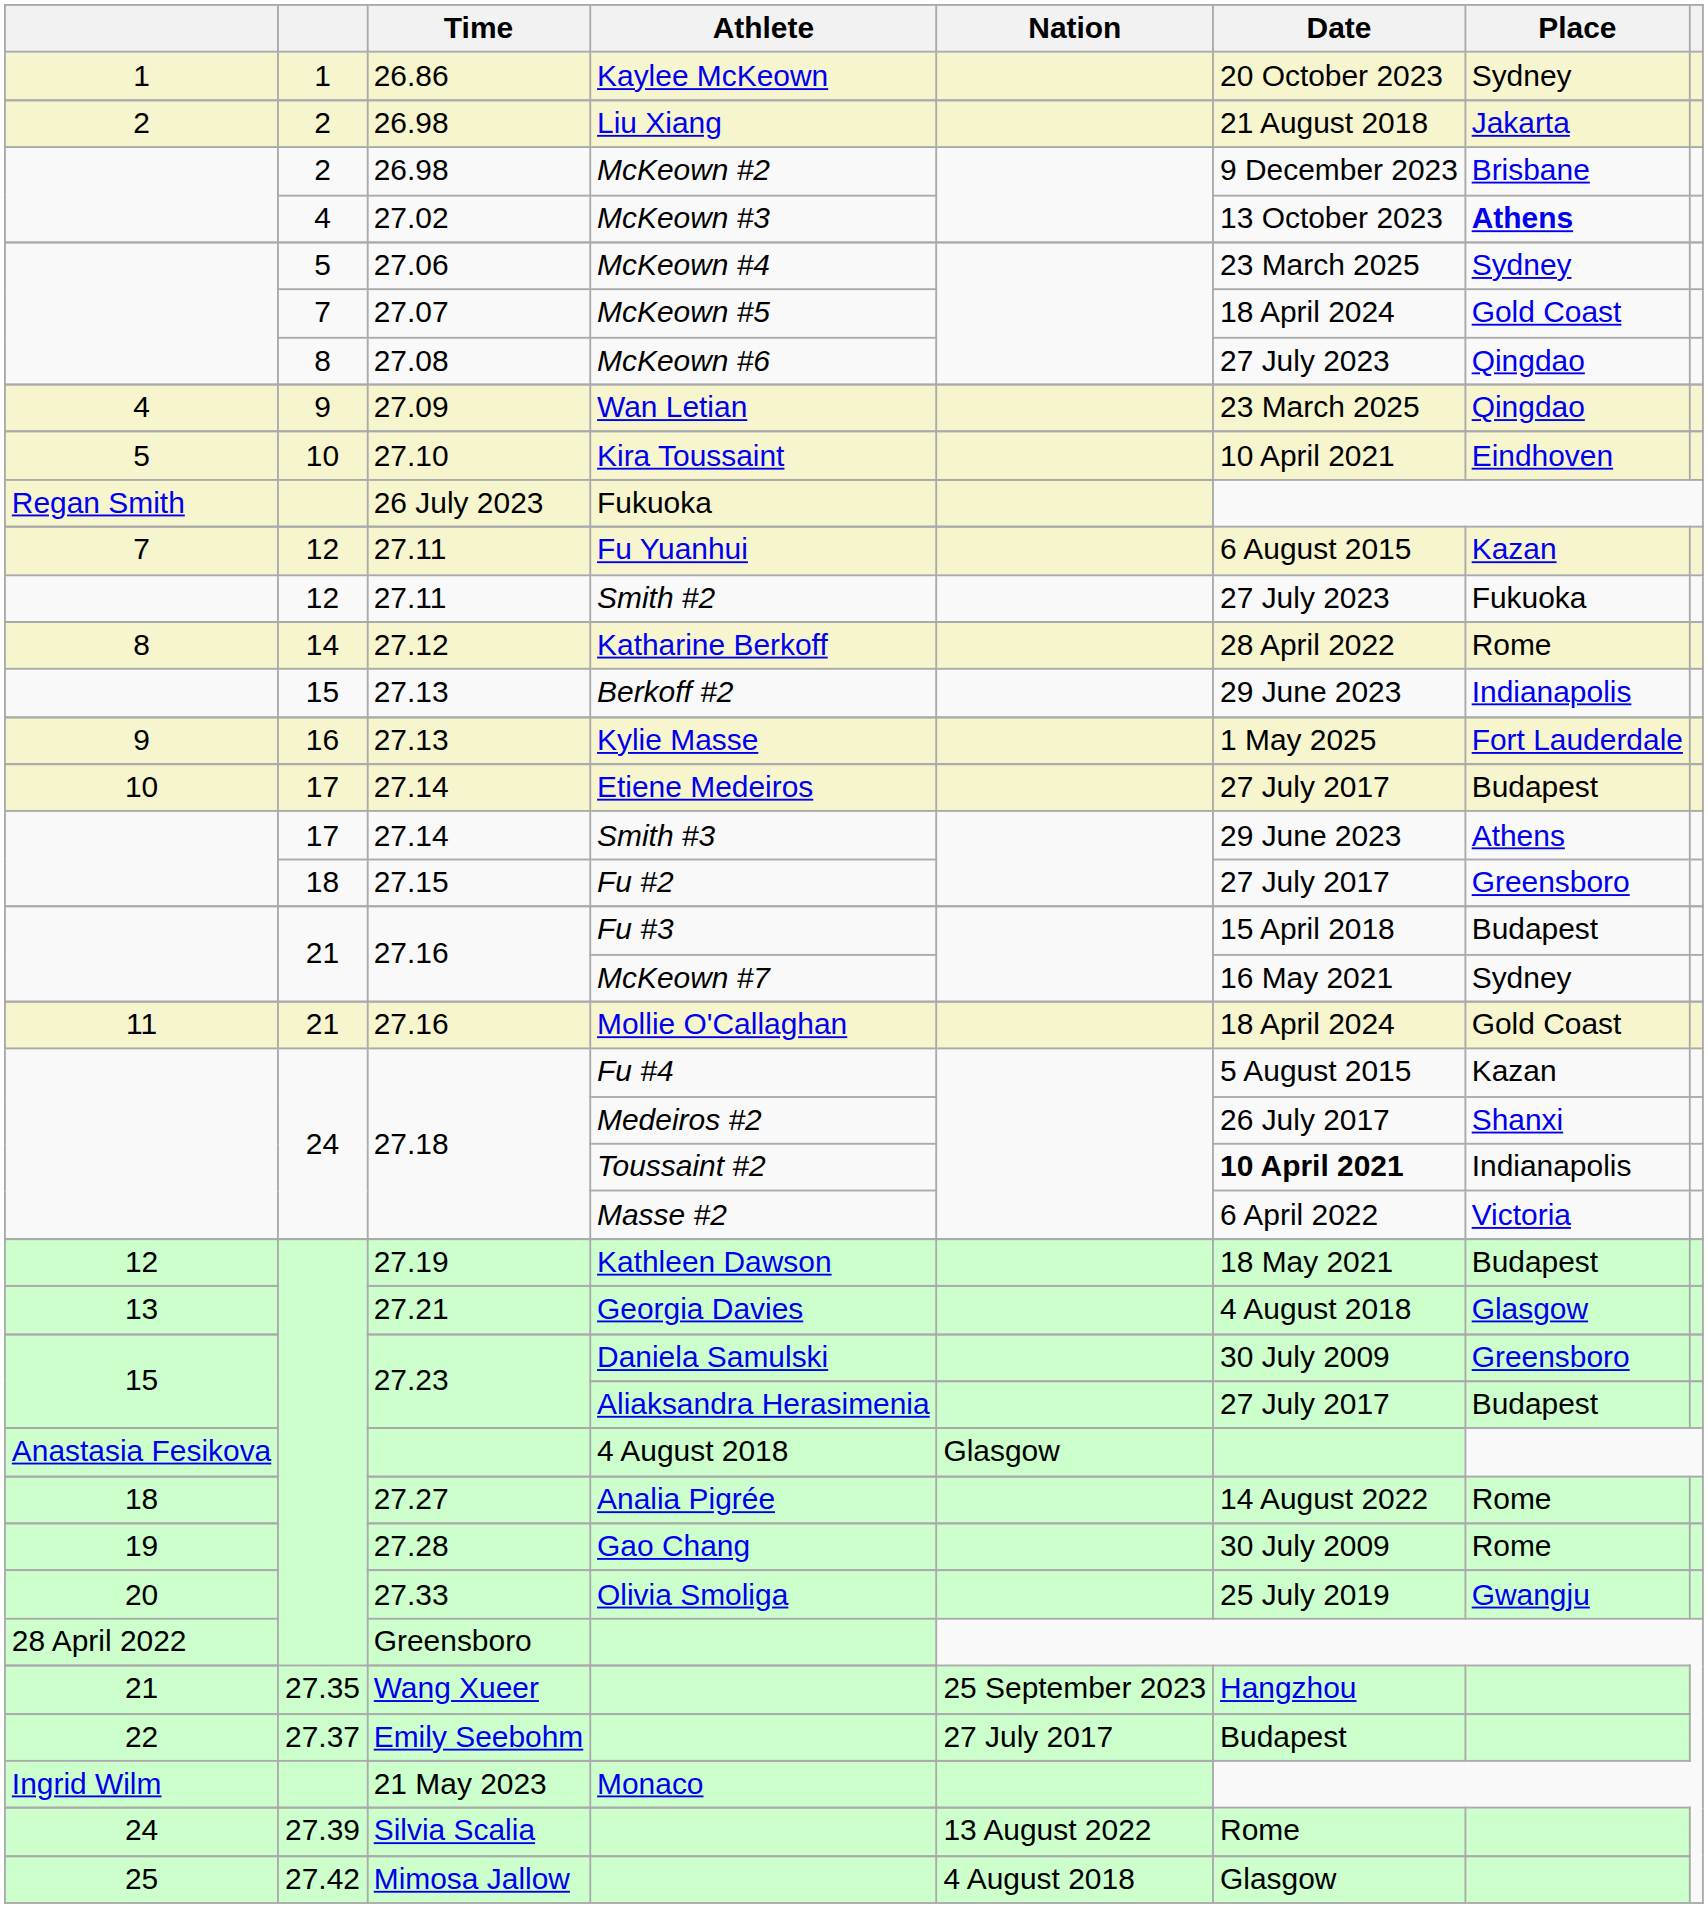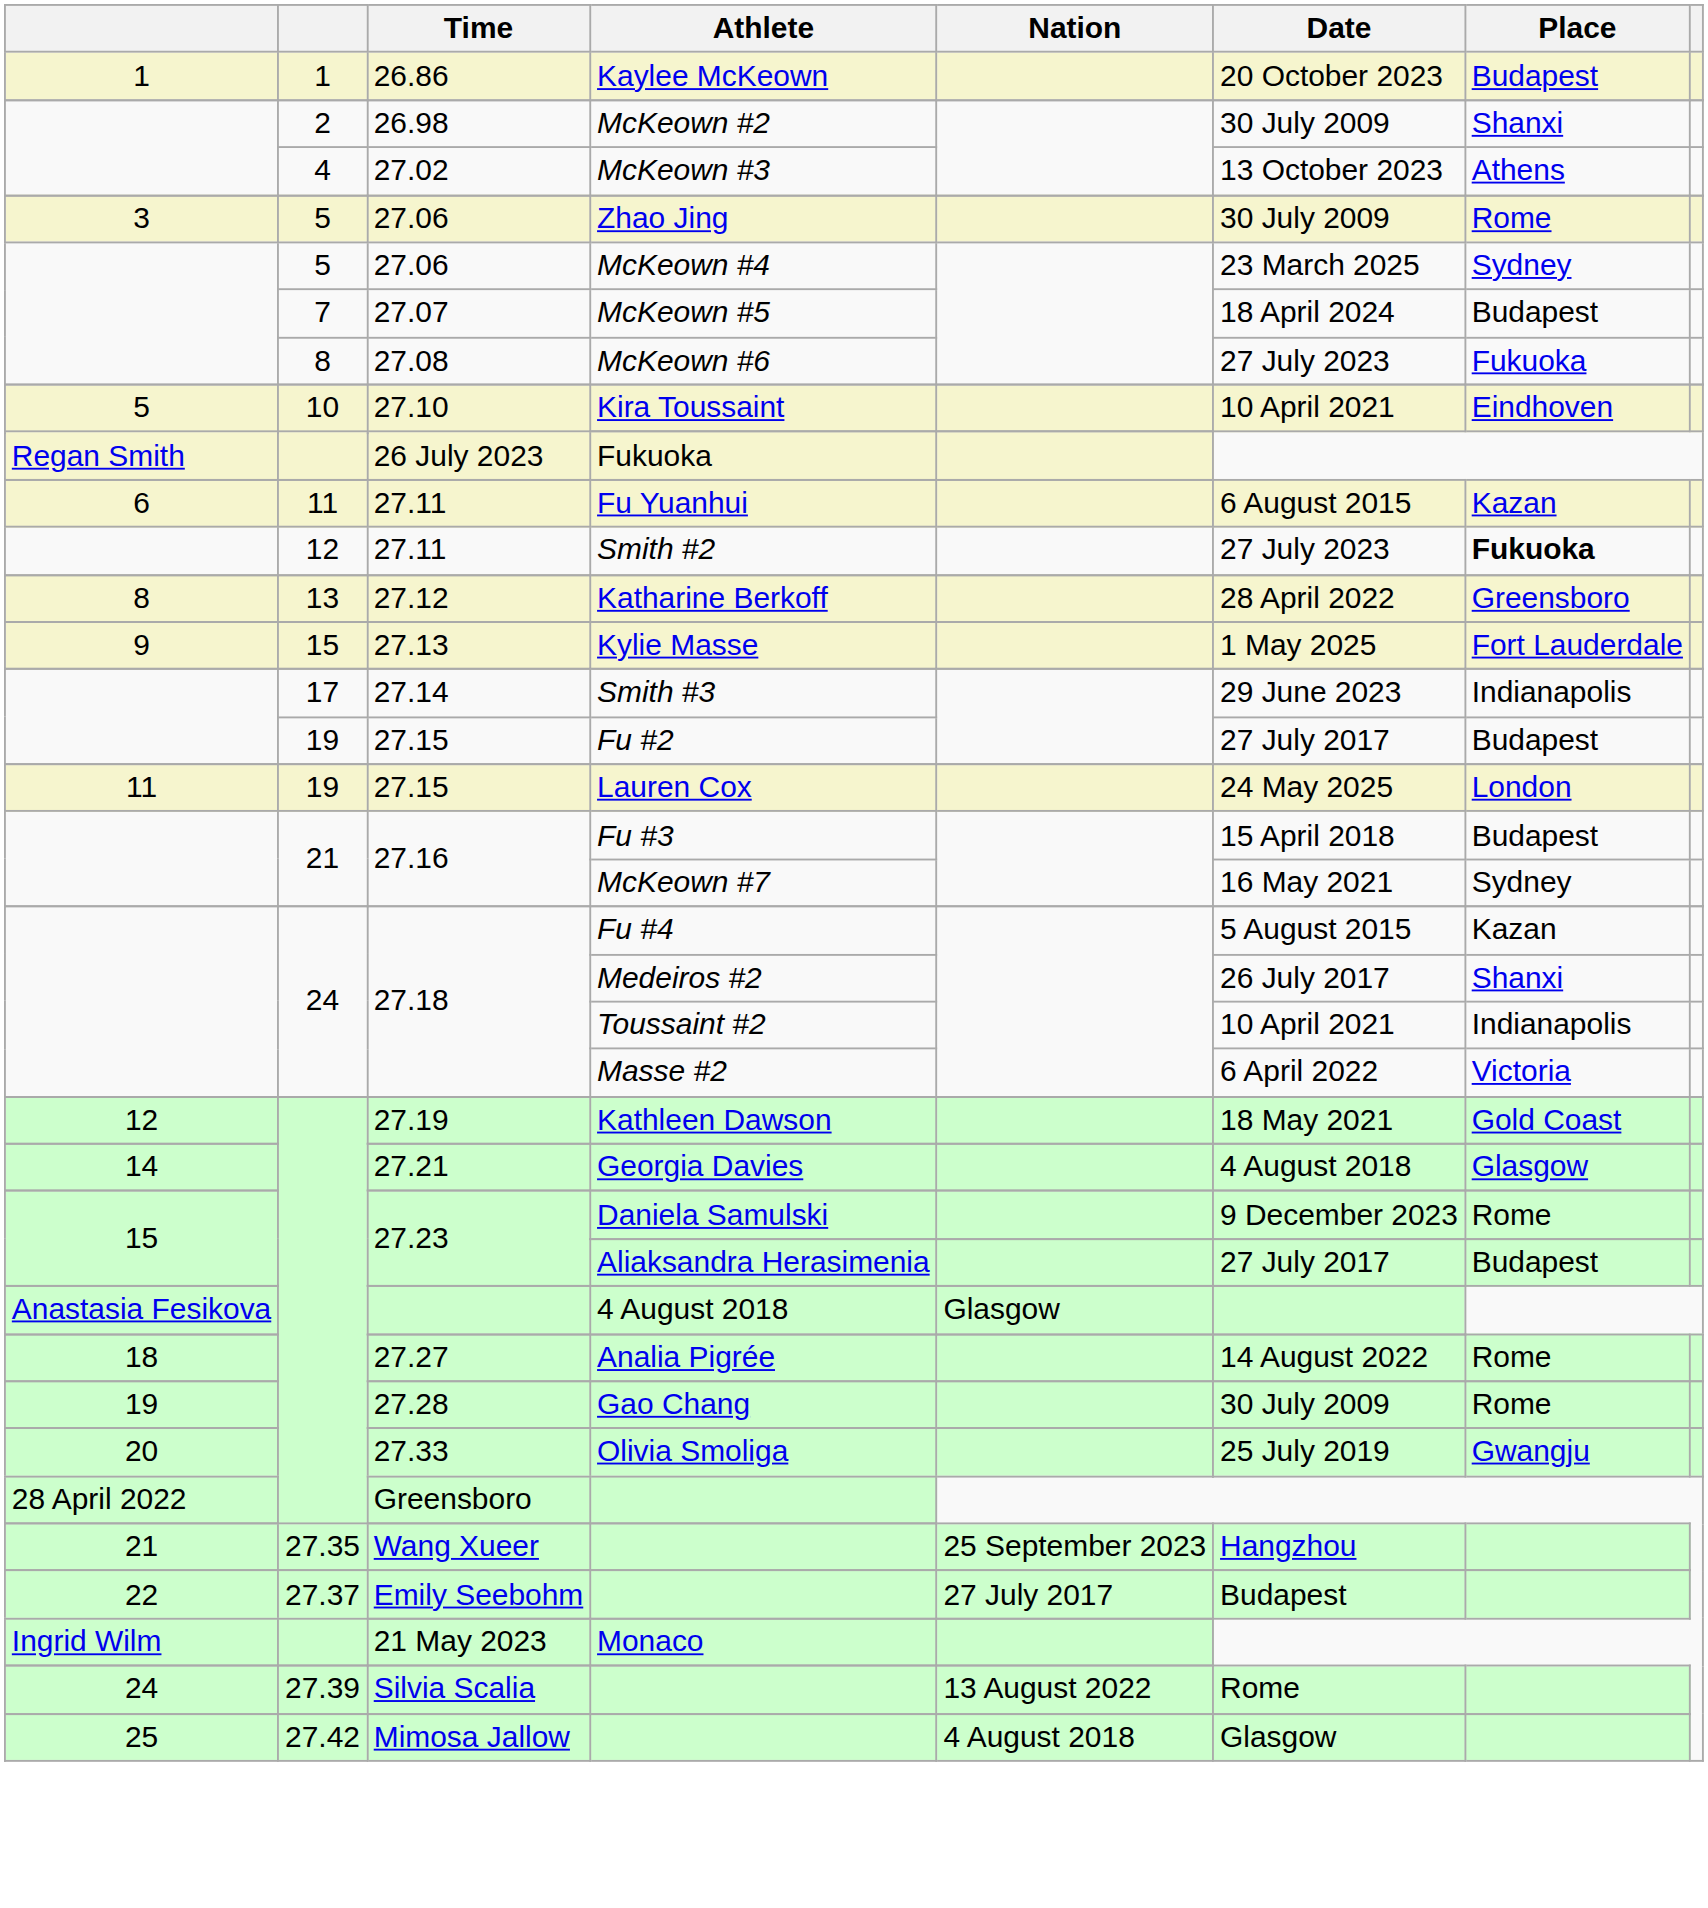(1522, 75) Sydney -> (1535, 75) Budapest
- row: (411, 123)
(1339, 170) 9 December 2023 -> (1305, 123) 30 July 2009
(1531, 170) Brisbane -> (1517, 123) Shanxi
(1522, 218) bold -> (1518, 170) normal
+ row: (411, 218)
(1547, 312) Gold Coast -> (1535, 312) Budapest
(1528, 360) Qingdao -> (1529, 360) Fukuoka
- row: (411, 407)
(142, 550) 7 -> (142, 502) 6
(322, 550) 12 -> (322, 502) 11
(1529, 597) normal -> (1533, 550) bold
(322, 645) 14 -> (322, 597) 13
(1512, 645) Rome -> (1551, 597) Greensboro
- row: (411, 692)
(322, 739) 16 -> (322, 645) 15
- row: (411, 787)
(1518, 834) Athens -> (1552, 692) Indianapolis
(322, 882) 18 -> (322, 739) 19
(1551, 882) Greensboro -> (1535, 739) Budapest
+ row: (411, 787)
- row: (411, 1024)
(1312, 1167) bold -> (1307, 1024) normal
(1535, 1261) Budapest -> (1547, 1119) Gold Coast
(142, 1309) 13 -> (142, 1167) 14
(1305, 1356) 30 July 2009 -> (1339, 1214) 9 December 2023
(1551, 1356) Greensboro -> (1512, 1214) Rome
